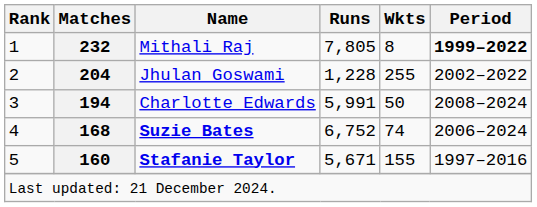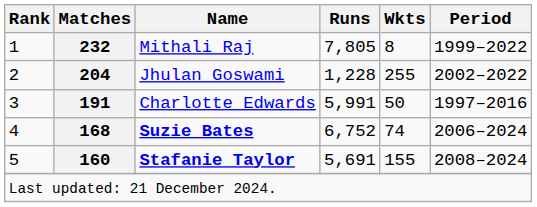(481, 47) bold -> (481, 47) normal
(95, 103) 194 -> (95, 103) 191
(481, 103) 2008–2024 -> (481, 103) 1997–2016
(350, 160) 5,671 -> (350, 160) 5,691
(481, 160) 1997–2016 -> (481, 160) 2008–2024
